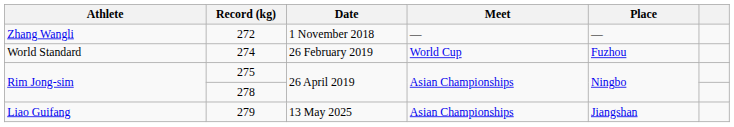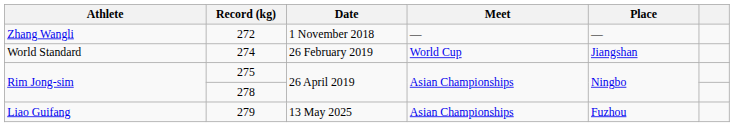(609, 53) Fuzhou -> (614, 53) Jiangshan
(614, 112) Jiangshan -> (609, 112) Fuzhou
